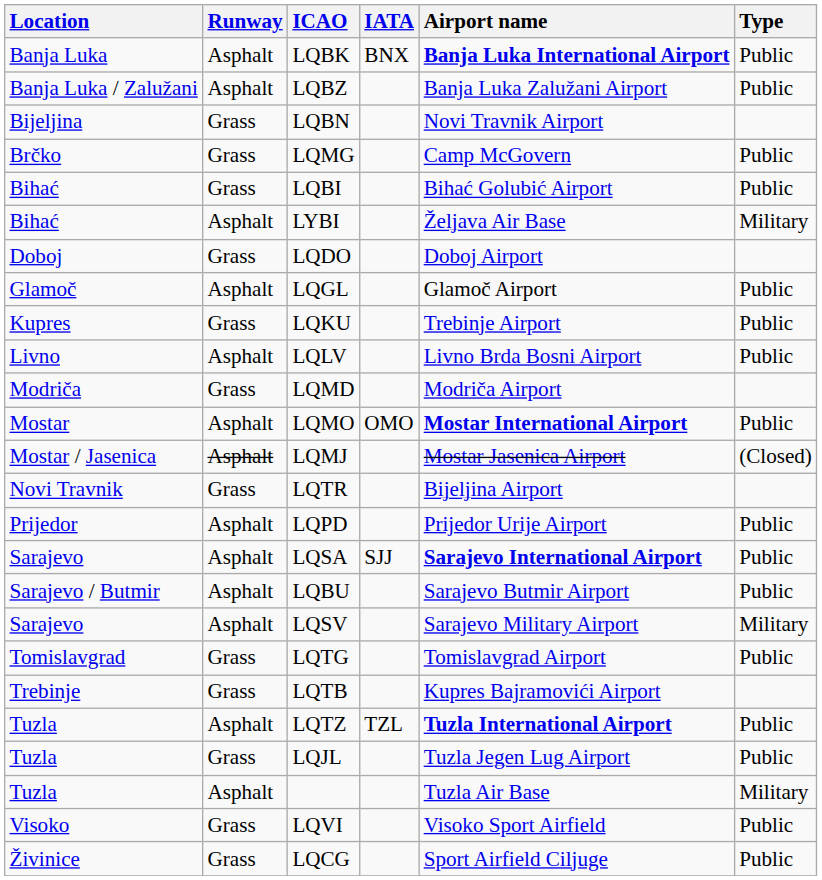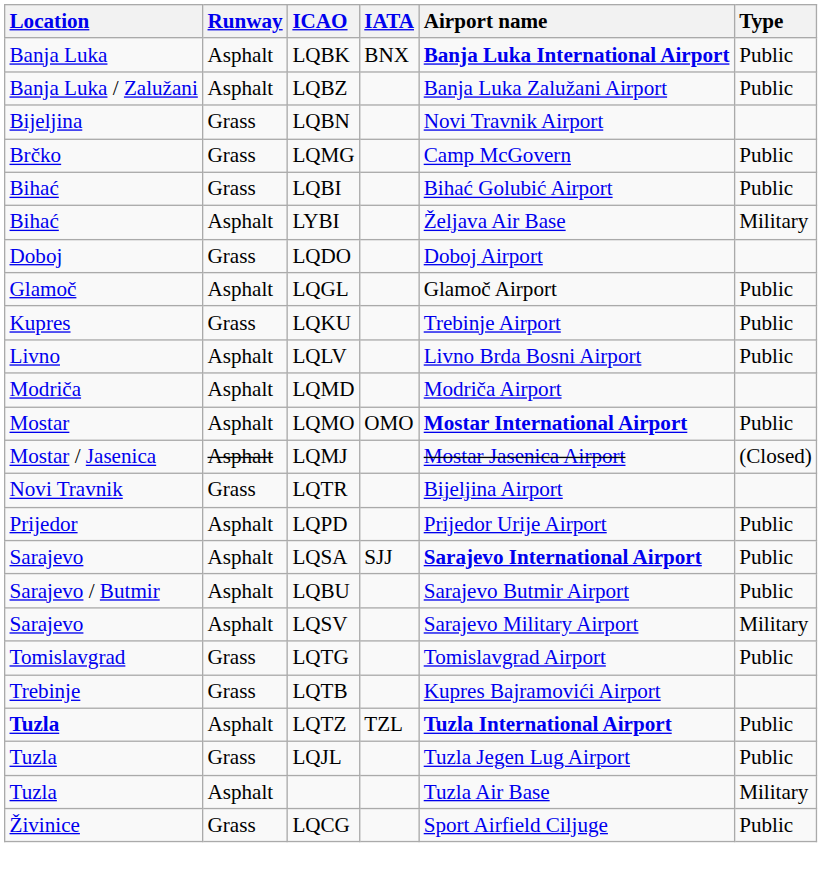(232, 389) Grass -> (240, 389) Asphalt
(33, 724) normal -> (34, 724) bold
- row: (318, 825)
